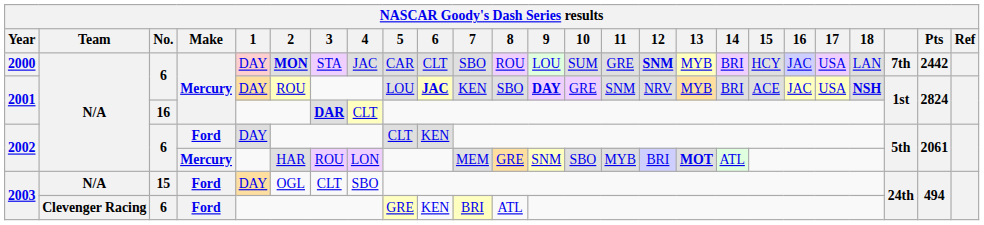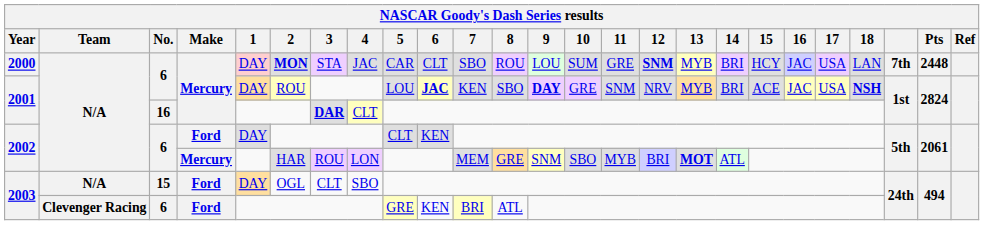(934, 64) 2442 -> (934, 64) 2448
